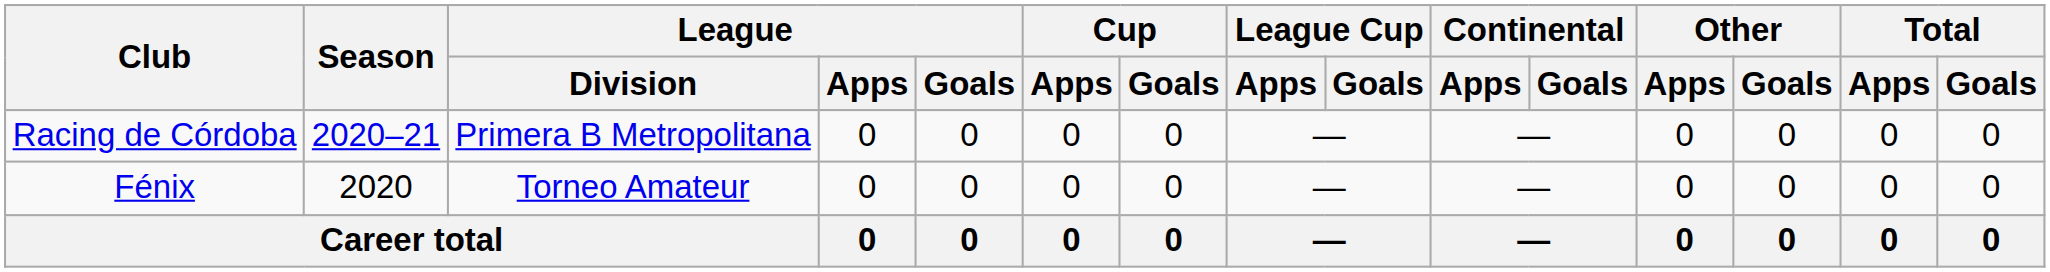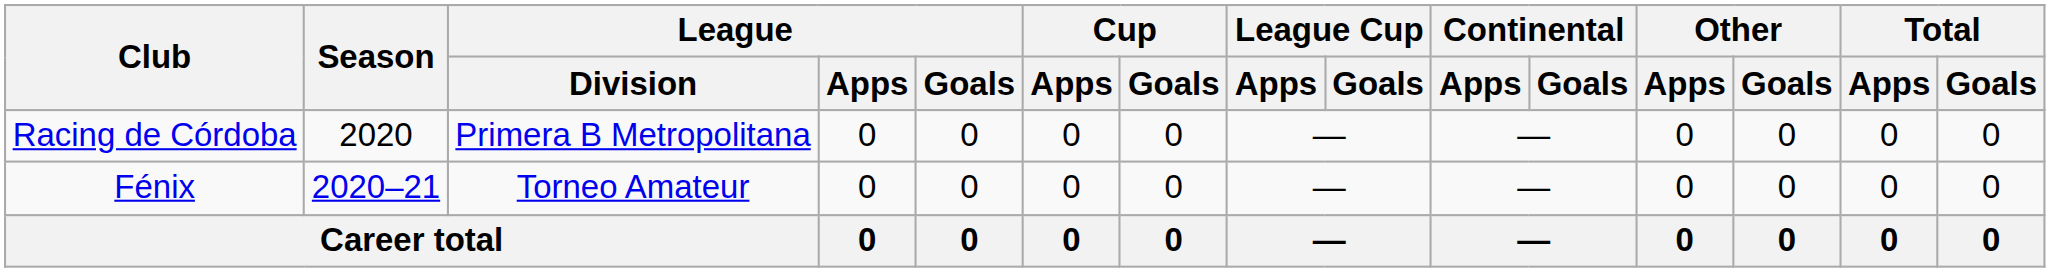(376, 135) 2020–21 -> (376, 135) 2020
(376, 187) 2020 -> (376, 187) 2020–21
